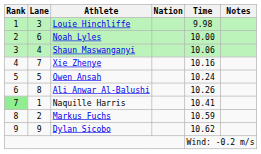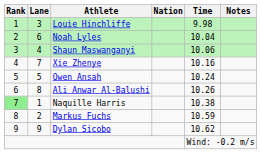(203, 37) 10.00 -> (203, 37) 10.04
(203, 103) 10.41 -> (203, 103) 10.38
